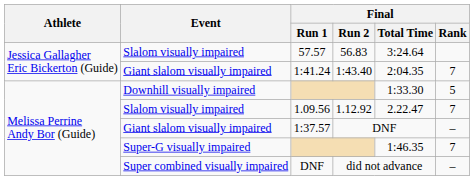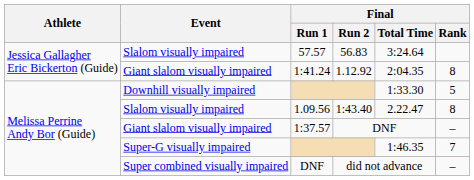(354, 71) 1:43.40 -> (354, 71) 1.12.92
(453, 71) 7 -> (453, 71) 8
(354, 109) 1.12.92 -> (354, 109) 1:43.40
(453, 109) 7 -> (453, 109) 8
